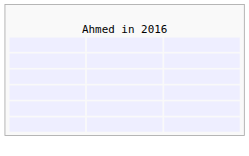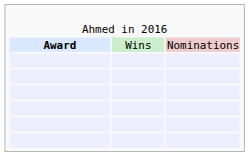+ row: (60, 44)
